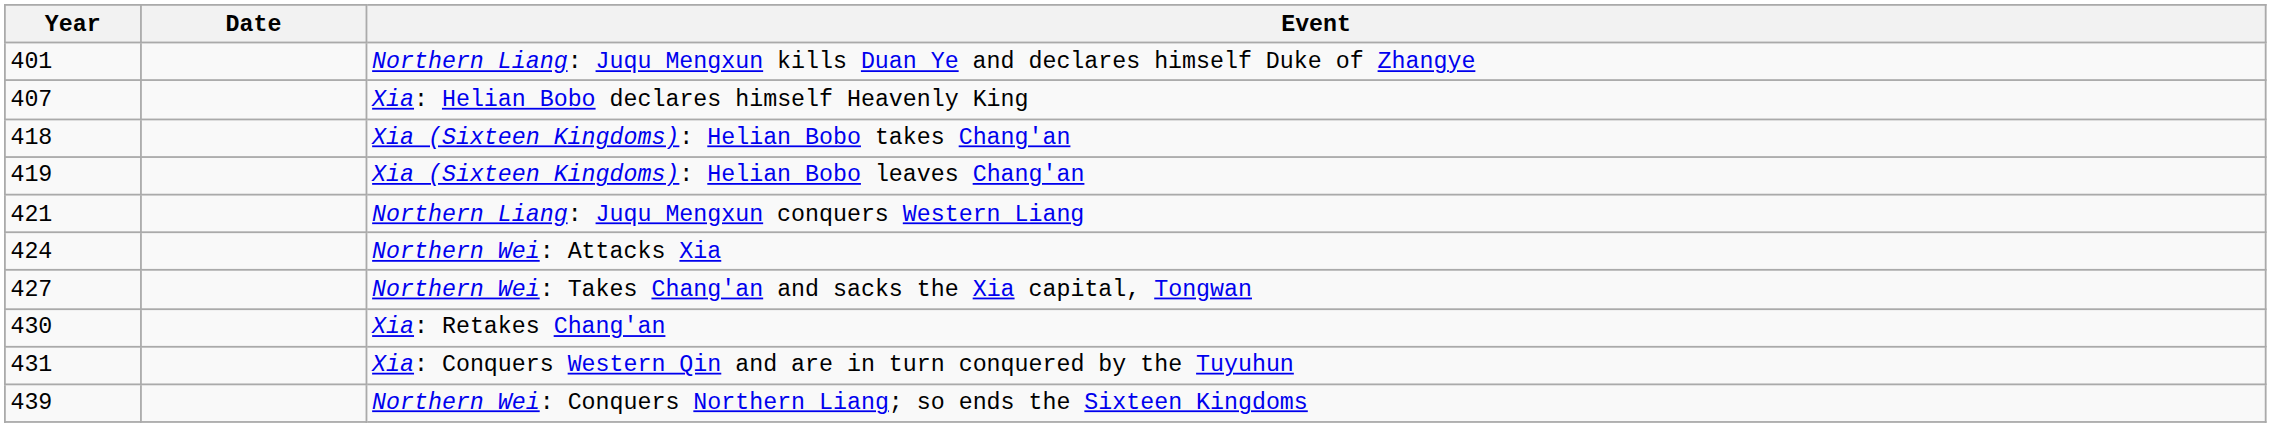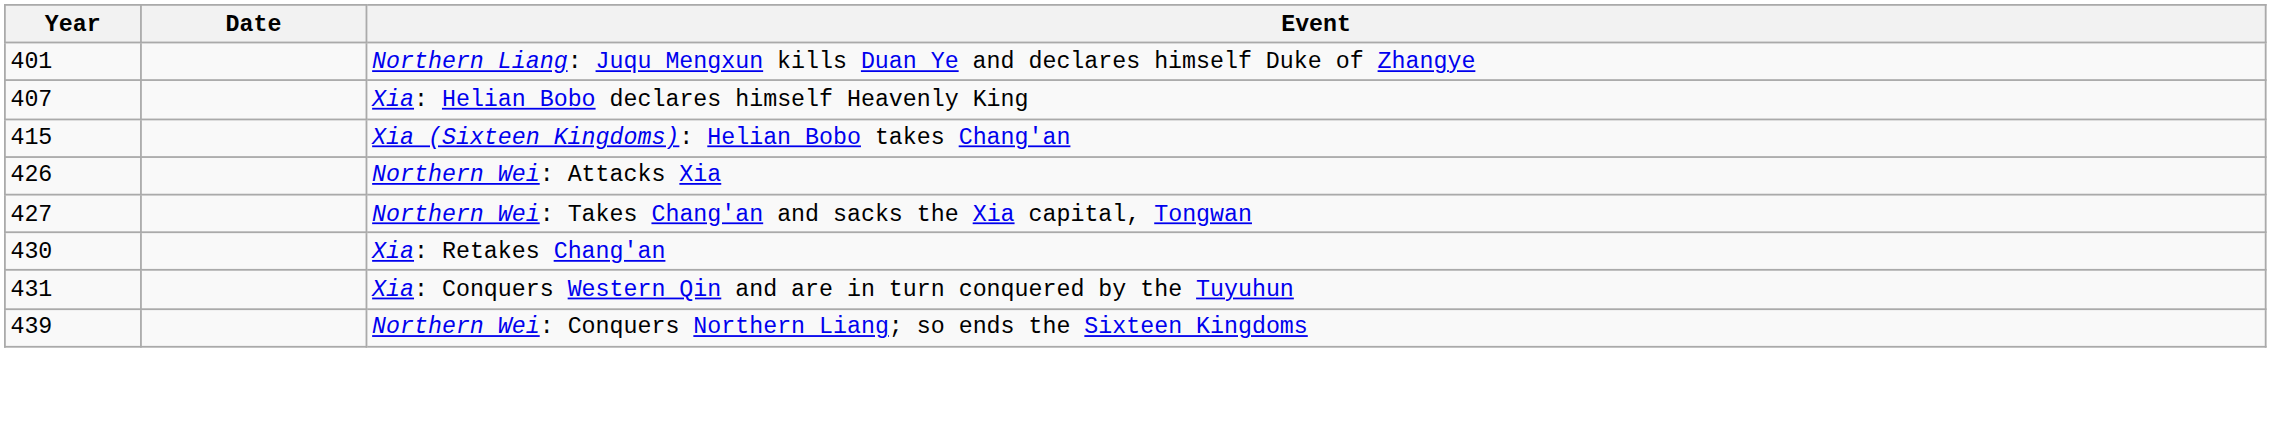(31, 138) 418 -> (31, 138) 415
- row: (728, 176)
- row: (728, 213)
(31, 251) 424 -> (31, 176) 426
